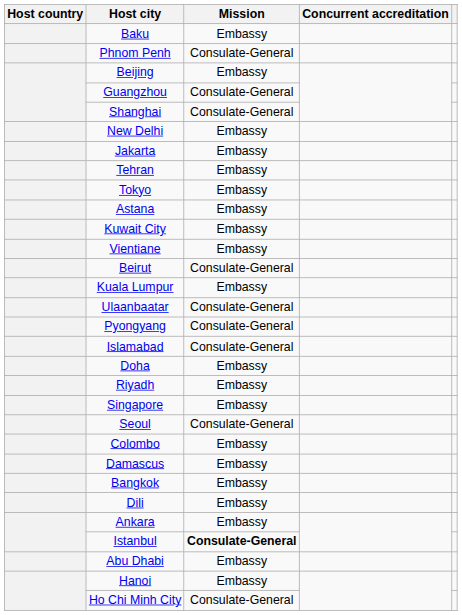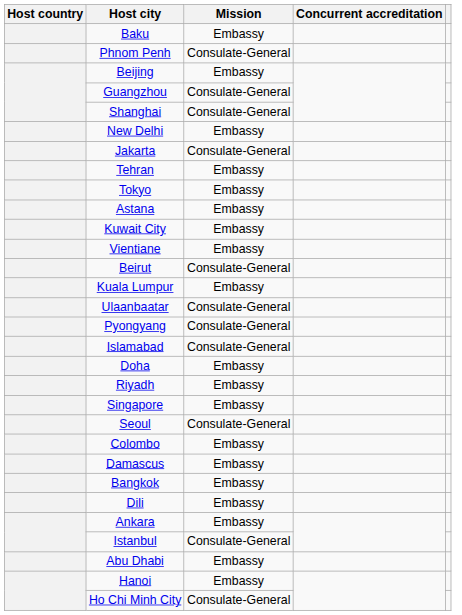(242, 151) Embassy -> (239, 151) Consulate-General
(242, 541) bold -> (239, 541) normal
